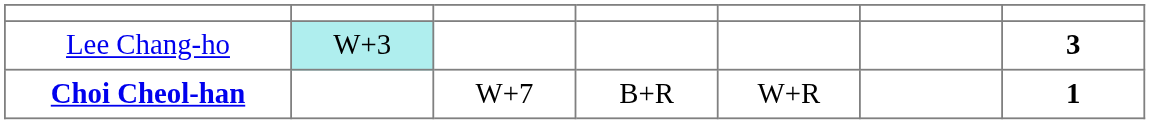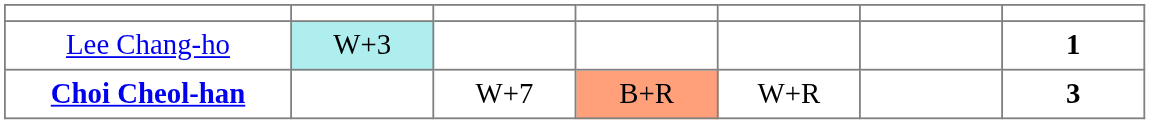(1073, 44) 3 -> (1073, 44) 1
(647, 93) no background -> (647, 93) lightsalmon background
(1073, 93) 1 -> (1073, 93) 3
